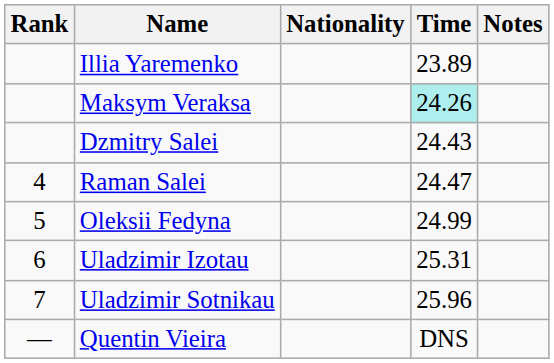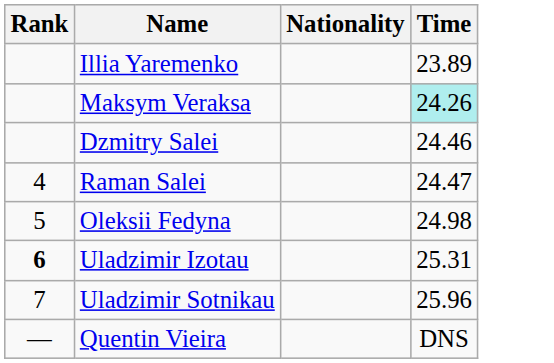- column: (513, 24)
(444, 142) 24.43 -> (444, 142) 24.46
(444, 220) 24.99 -> (444, 220) 24.98
(39, 260) normal -> (39, 260) bold
